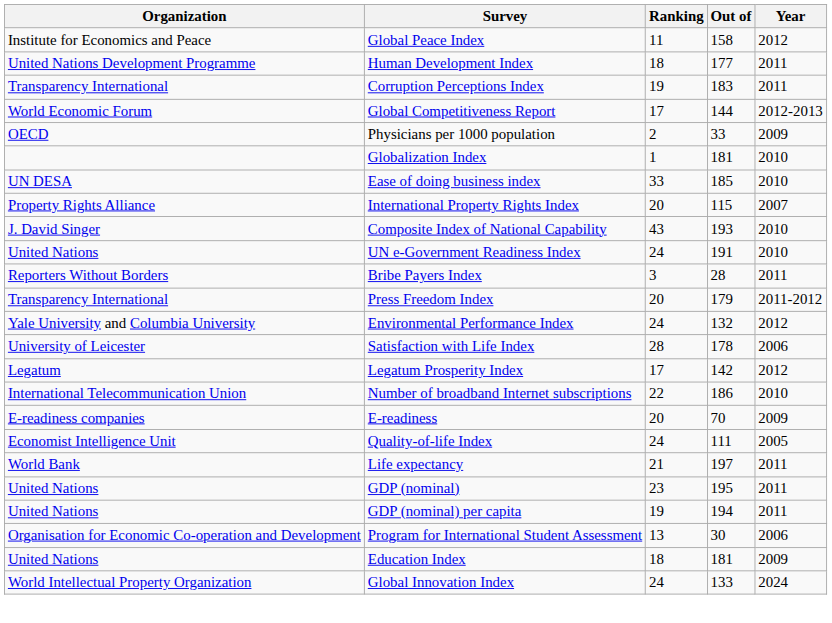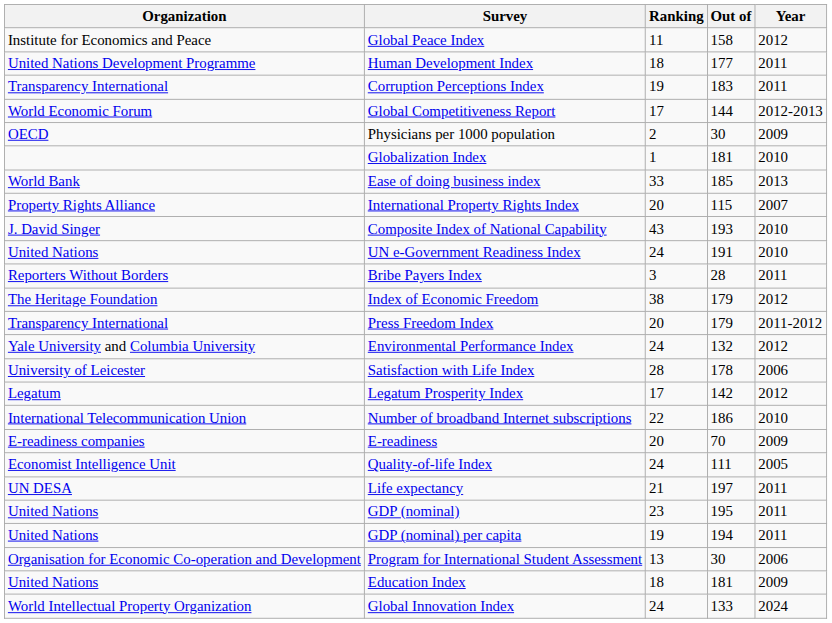(718, 134) 33 -> (718, 134) 30
(40, 181) UN DESA -> (44, 181) World Bank
(773, 181) 2010 -> (773, 181) 2013
+ row: (453, 299)
(44, 464) World Bank -> (40, 488) UN DESA
